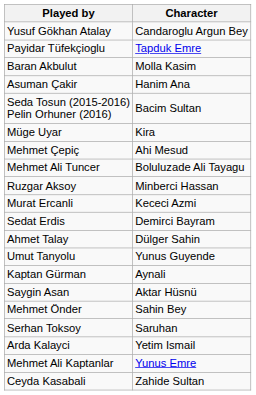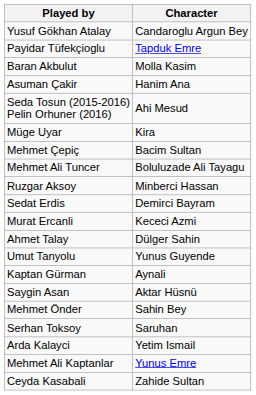(168, 108) Bacim Sultan -> (162, 108) Ahi Mesud
(162, 150) Ahi Mesud -> (168, 150) Bacim Sultan
rows swapped: (36, 221) <-> (40, 203)
